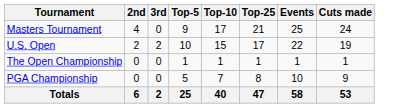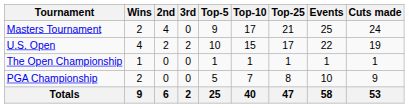+ column: (140, 12)
